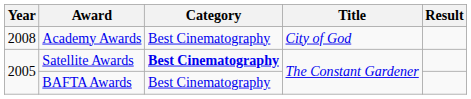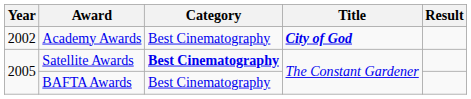(22, 37) 2008 -> (22, 37) 2002
(318, 37) normal -> (319, 37) bold
